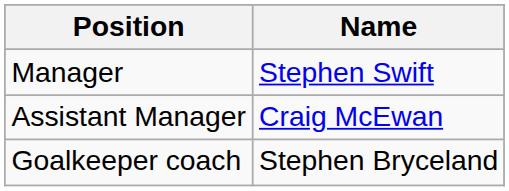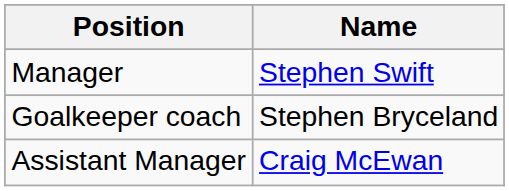rows swapped: (129, 116) <-> (126, 161)
